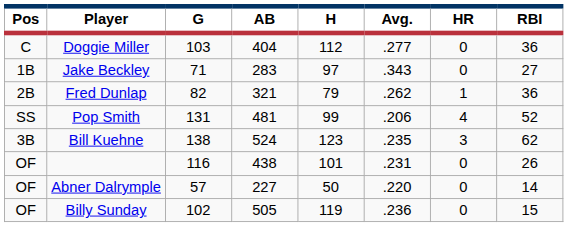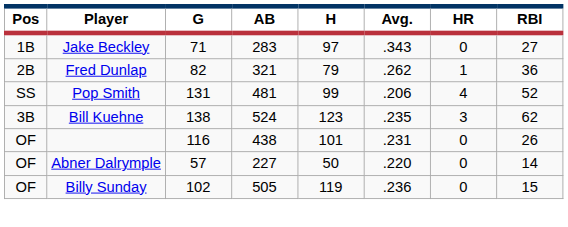- row: (106, 46)
